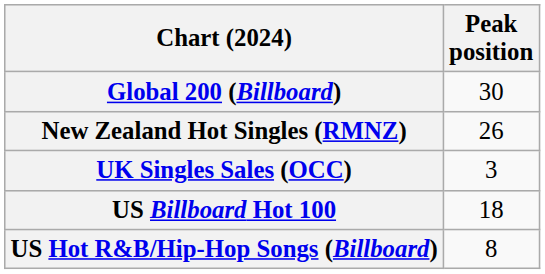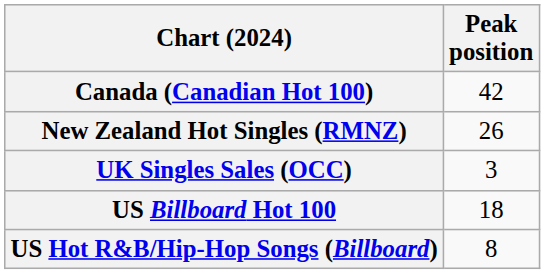+ row: (224, 91)
- row: (224, 91)
